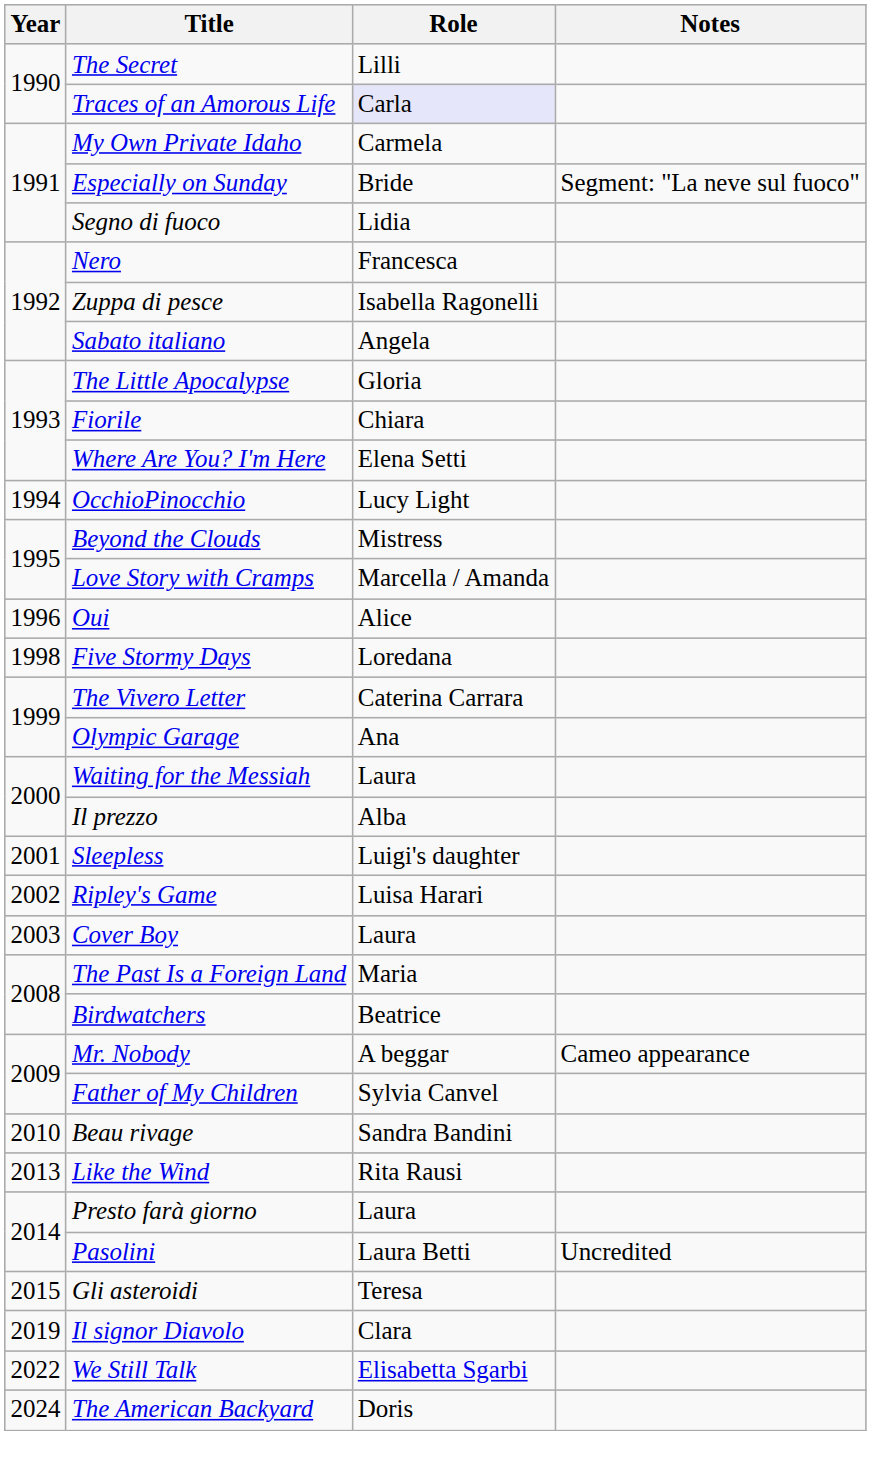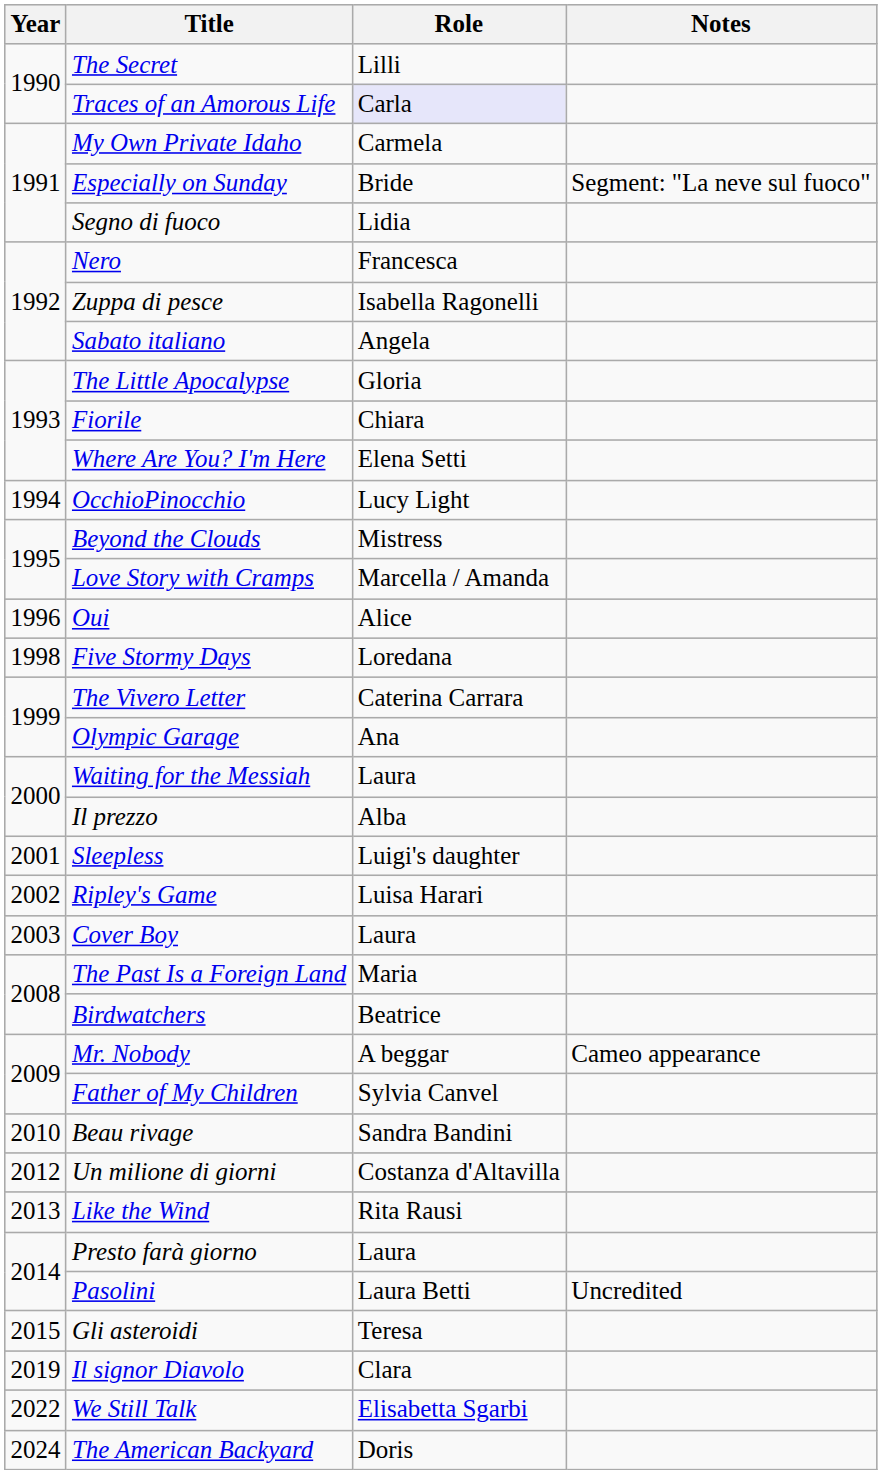+ row: (174, 1172)
